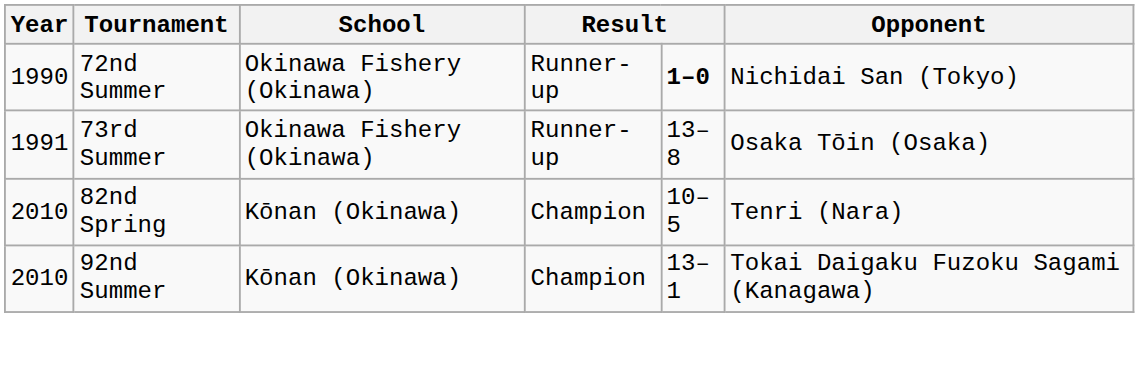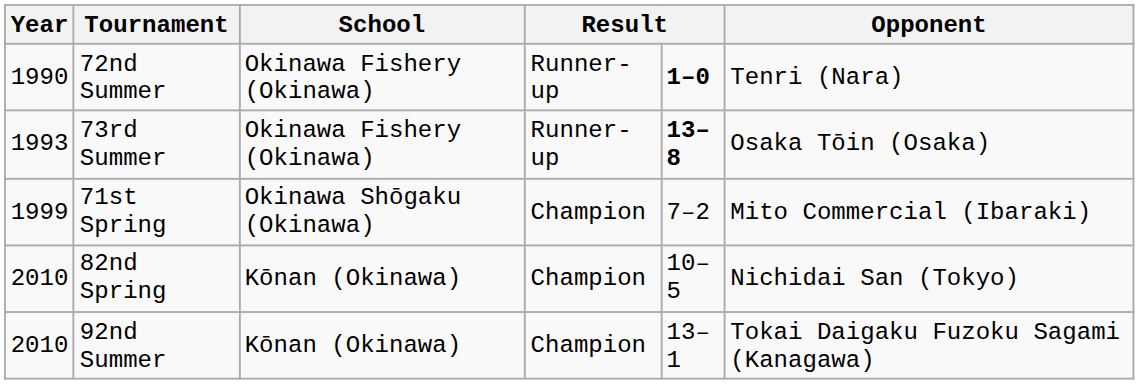(875, 78) Nichidai San (Tokyo) -> (817, 78) Tenri (Nara)
(40, 145) 1991 -> (40, 145) 1993
(688, 145) normal -> (688, 145) bold
+ row: (123, 211)
(817, 211) Tenri (Nara) -> (875, 278) Nichidai San (Tokyo)
